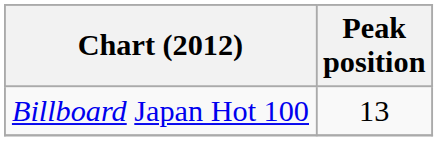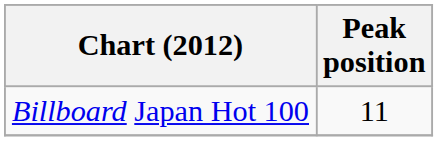(374, 110) 13 -> (374, 110) 11
